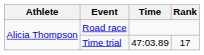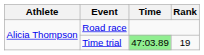(150, 43) no background -> (150, 43) lightgreen background
(185, 43) 17 -> (185, 43) 19
